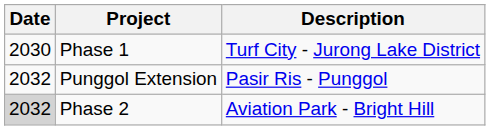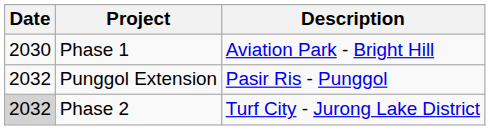(353, 49) Turf City - Jurong Lake District -> (330, 49) Aviation Park - Bright Hill
(330, 109) Aviation Park - Bright Hill -> (353, 109) Turf City - Jurong Lake District
